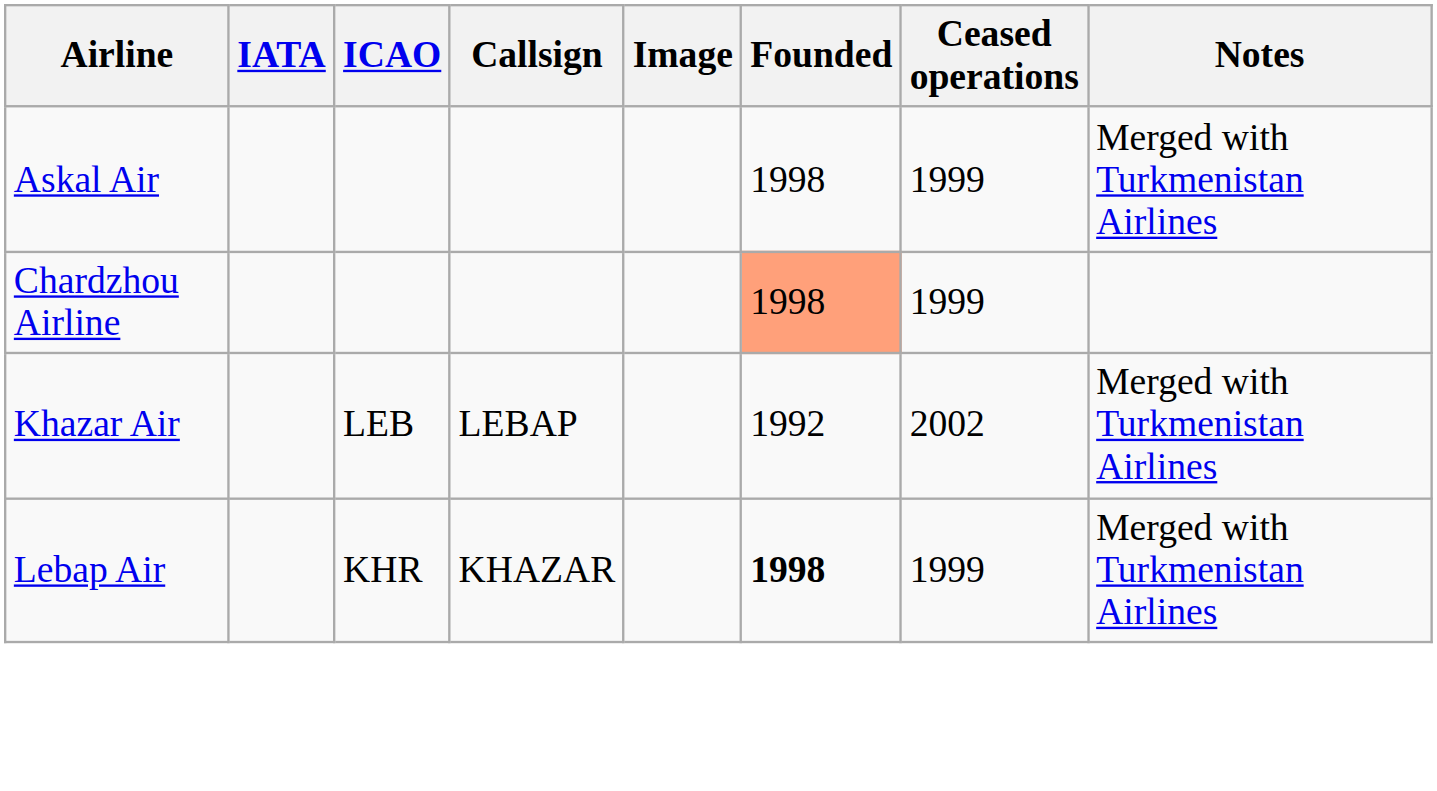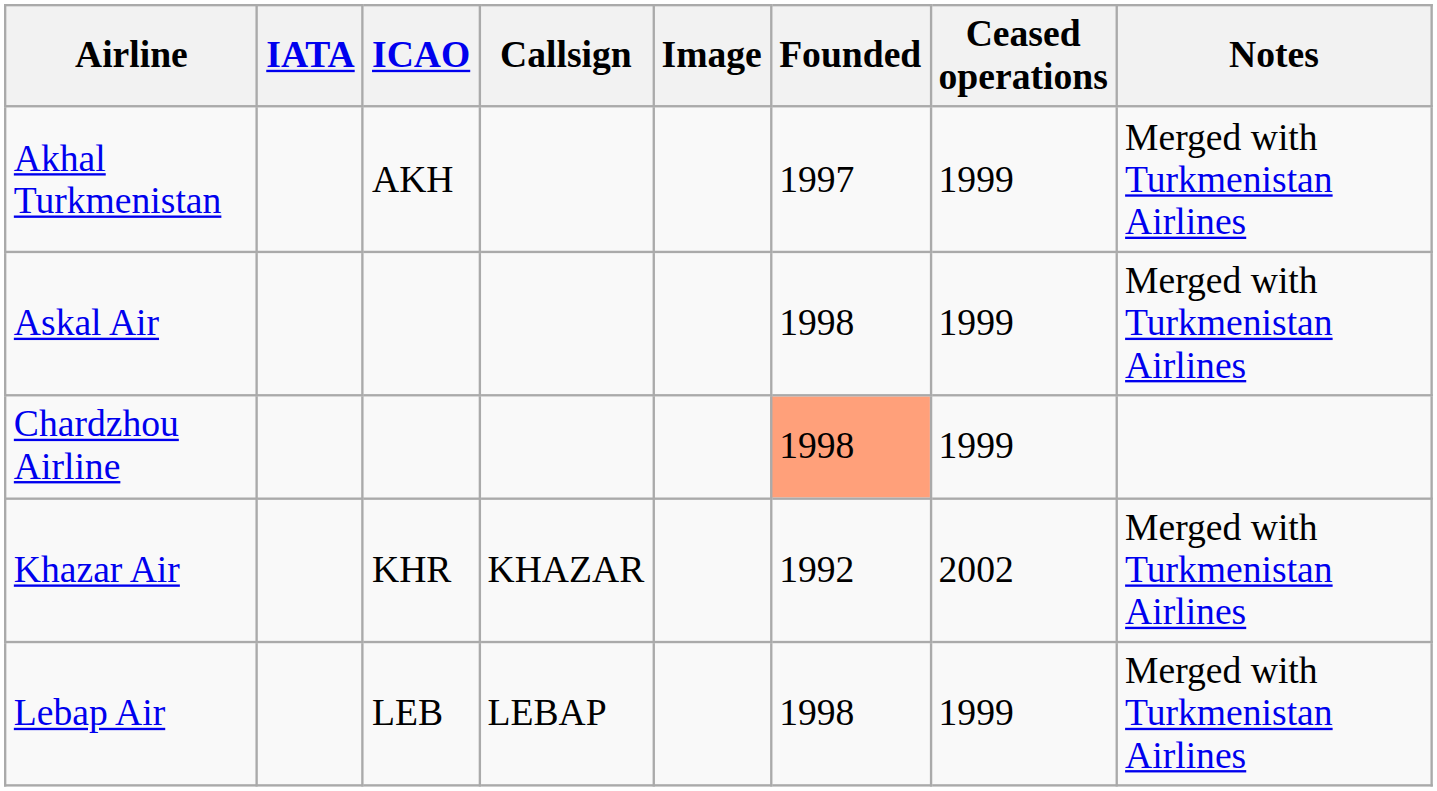+ row: (118, 178)
(379, 424) LEB -> (412, 568) KHR
(518, 424) LEBAP -> (566, 568) KHAZAR
(383, 568) KHR -> (408, 713) LEB
(537, 568) KHAZAR -> (547, 713) LEBAP
(788, 568) bold -> (817, 713) normal
